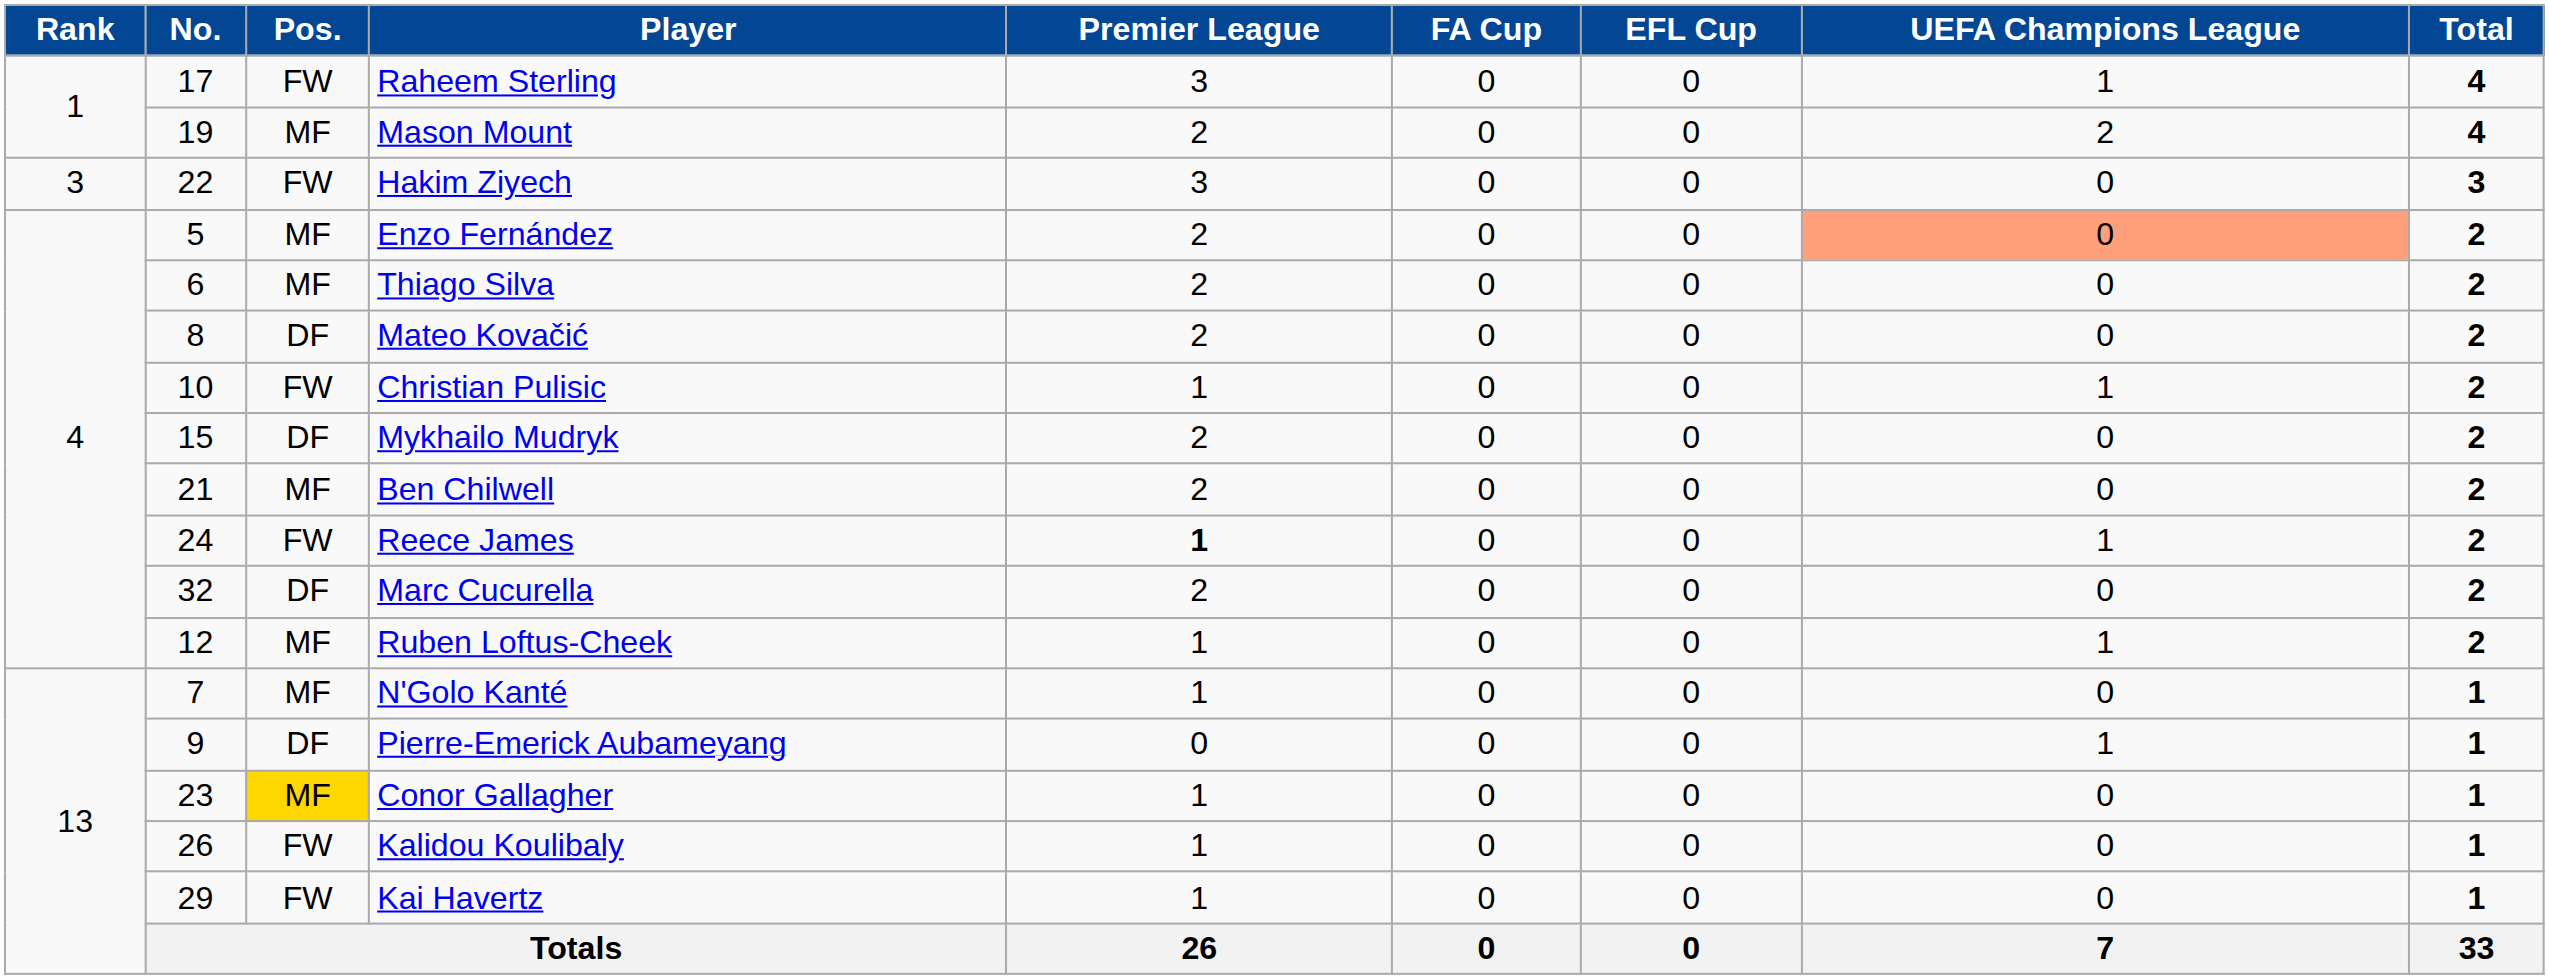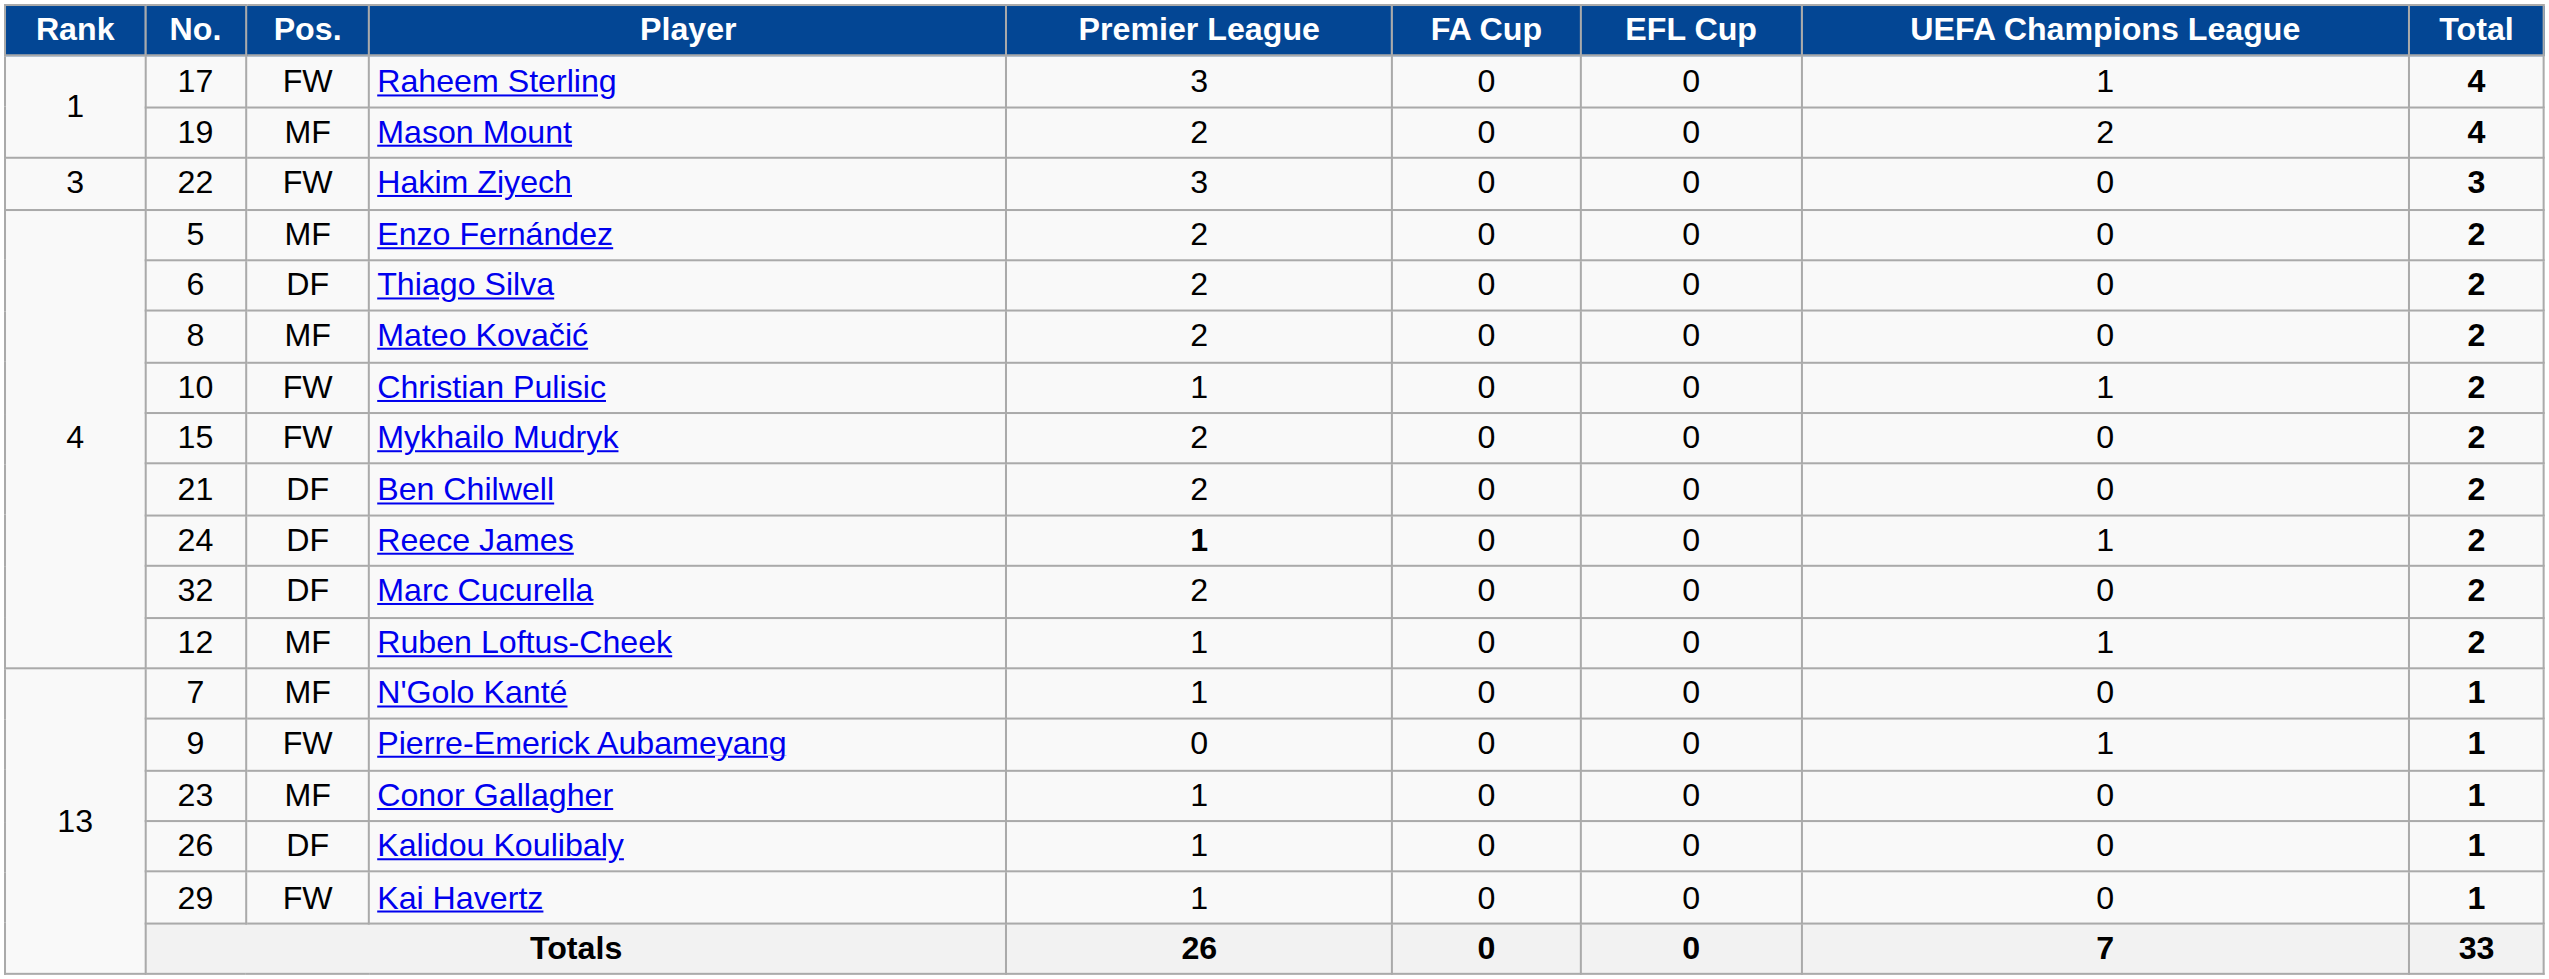(2105, 234) lightsalmon background -> (2105, 234) no background
(308, 285) MF -> (308, 285) DF
(308, 336) DF -> (308, 336) MF
(308, 438) DF -> (308, 438) FW
(308, 489) MF -> (308, 489) DF
(308, 540) FW -> (308, 540) DF
(308, 744) DF -> (308, 744) FW
(308, 795) gold background -> (308, 795) no background
(308, 846) FW -> (308, 846) DF
